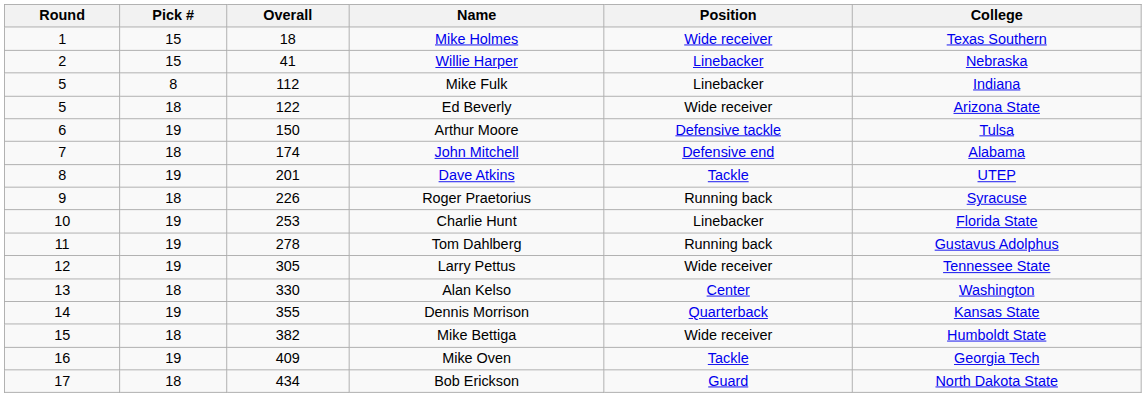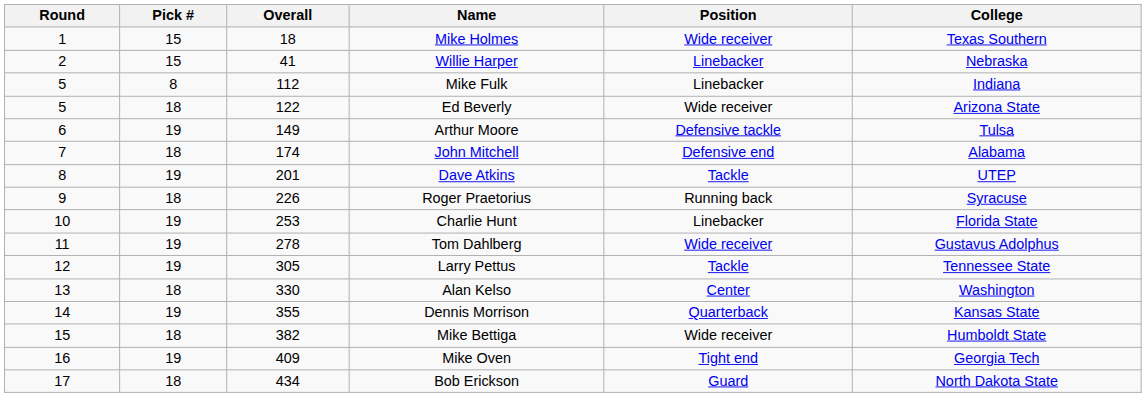(288, 130) 150 -> (288, 130) 149
(728, 244) Running back -> (728, 244) Wide receiver
(728, 267) Wide receiver -> (728, 267) Tackle
(728, 358) Tackle -> (728, 358) Tight end
